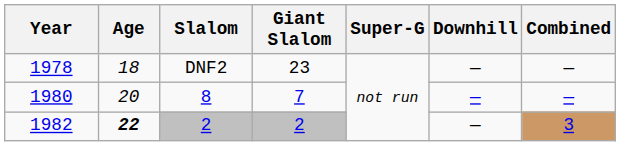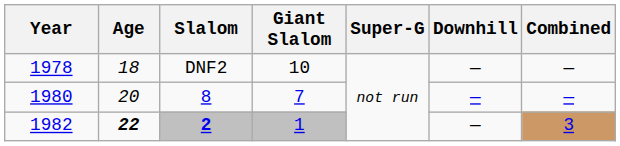(299, 68) 23 -> (299, 68) 10
(206, 126) normal -> (206, 126) bold
(299, 126) 2 -> (299, 126) 1
